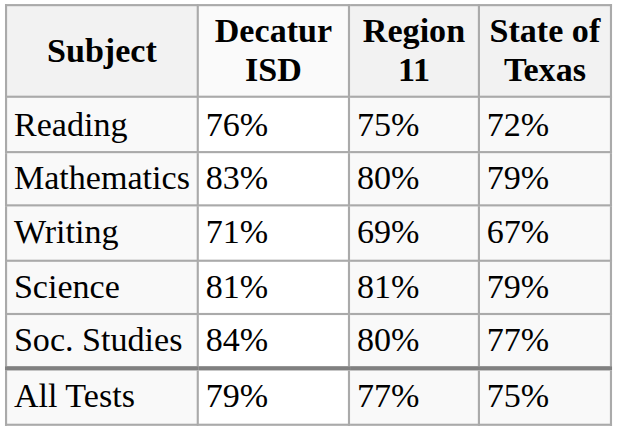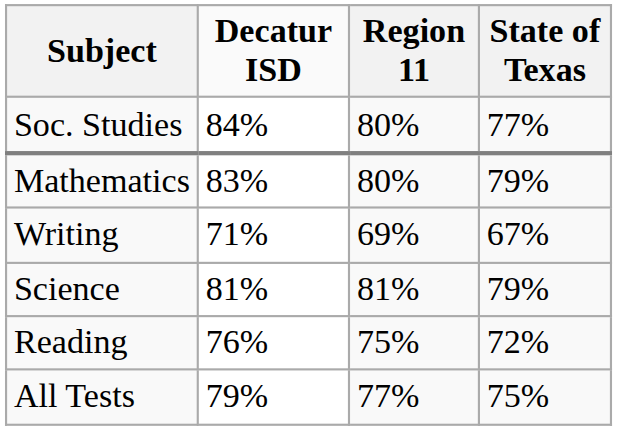rows swapped: (71, 123) <-> (98, 340)
